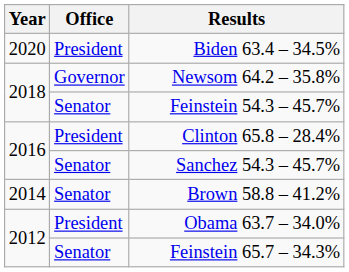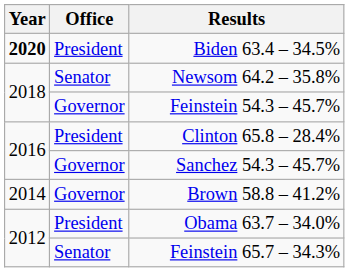(27, 48) normal -> (27, 48) bold
(89, 77) Governor -> (82, 77) Senator
(82, 106) Senator -> (89, 106) Governor
(82, 164) Senator -> (89, 164) Governor
(82, 194) Senator -> (89, 194) Governor
